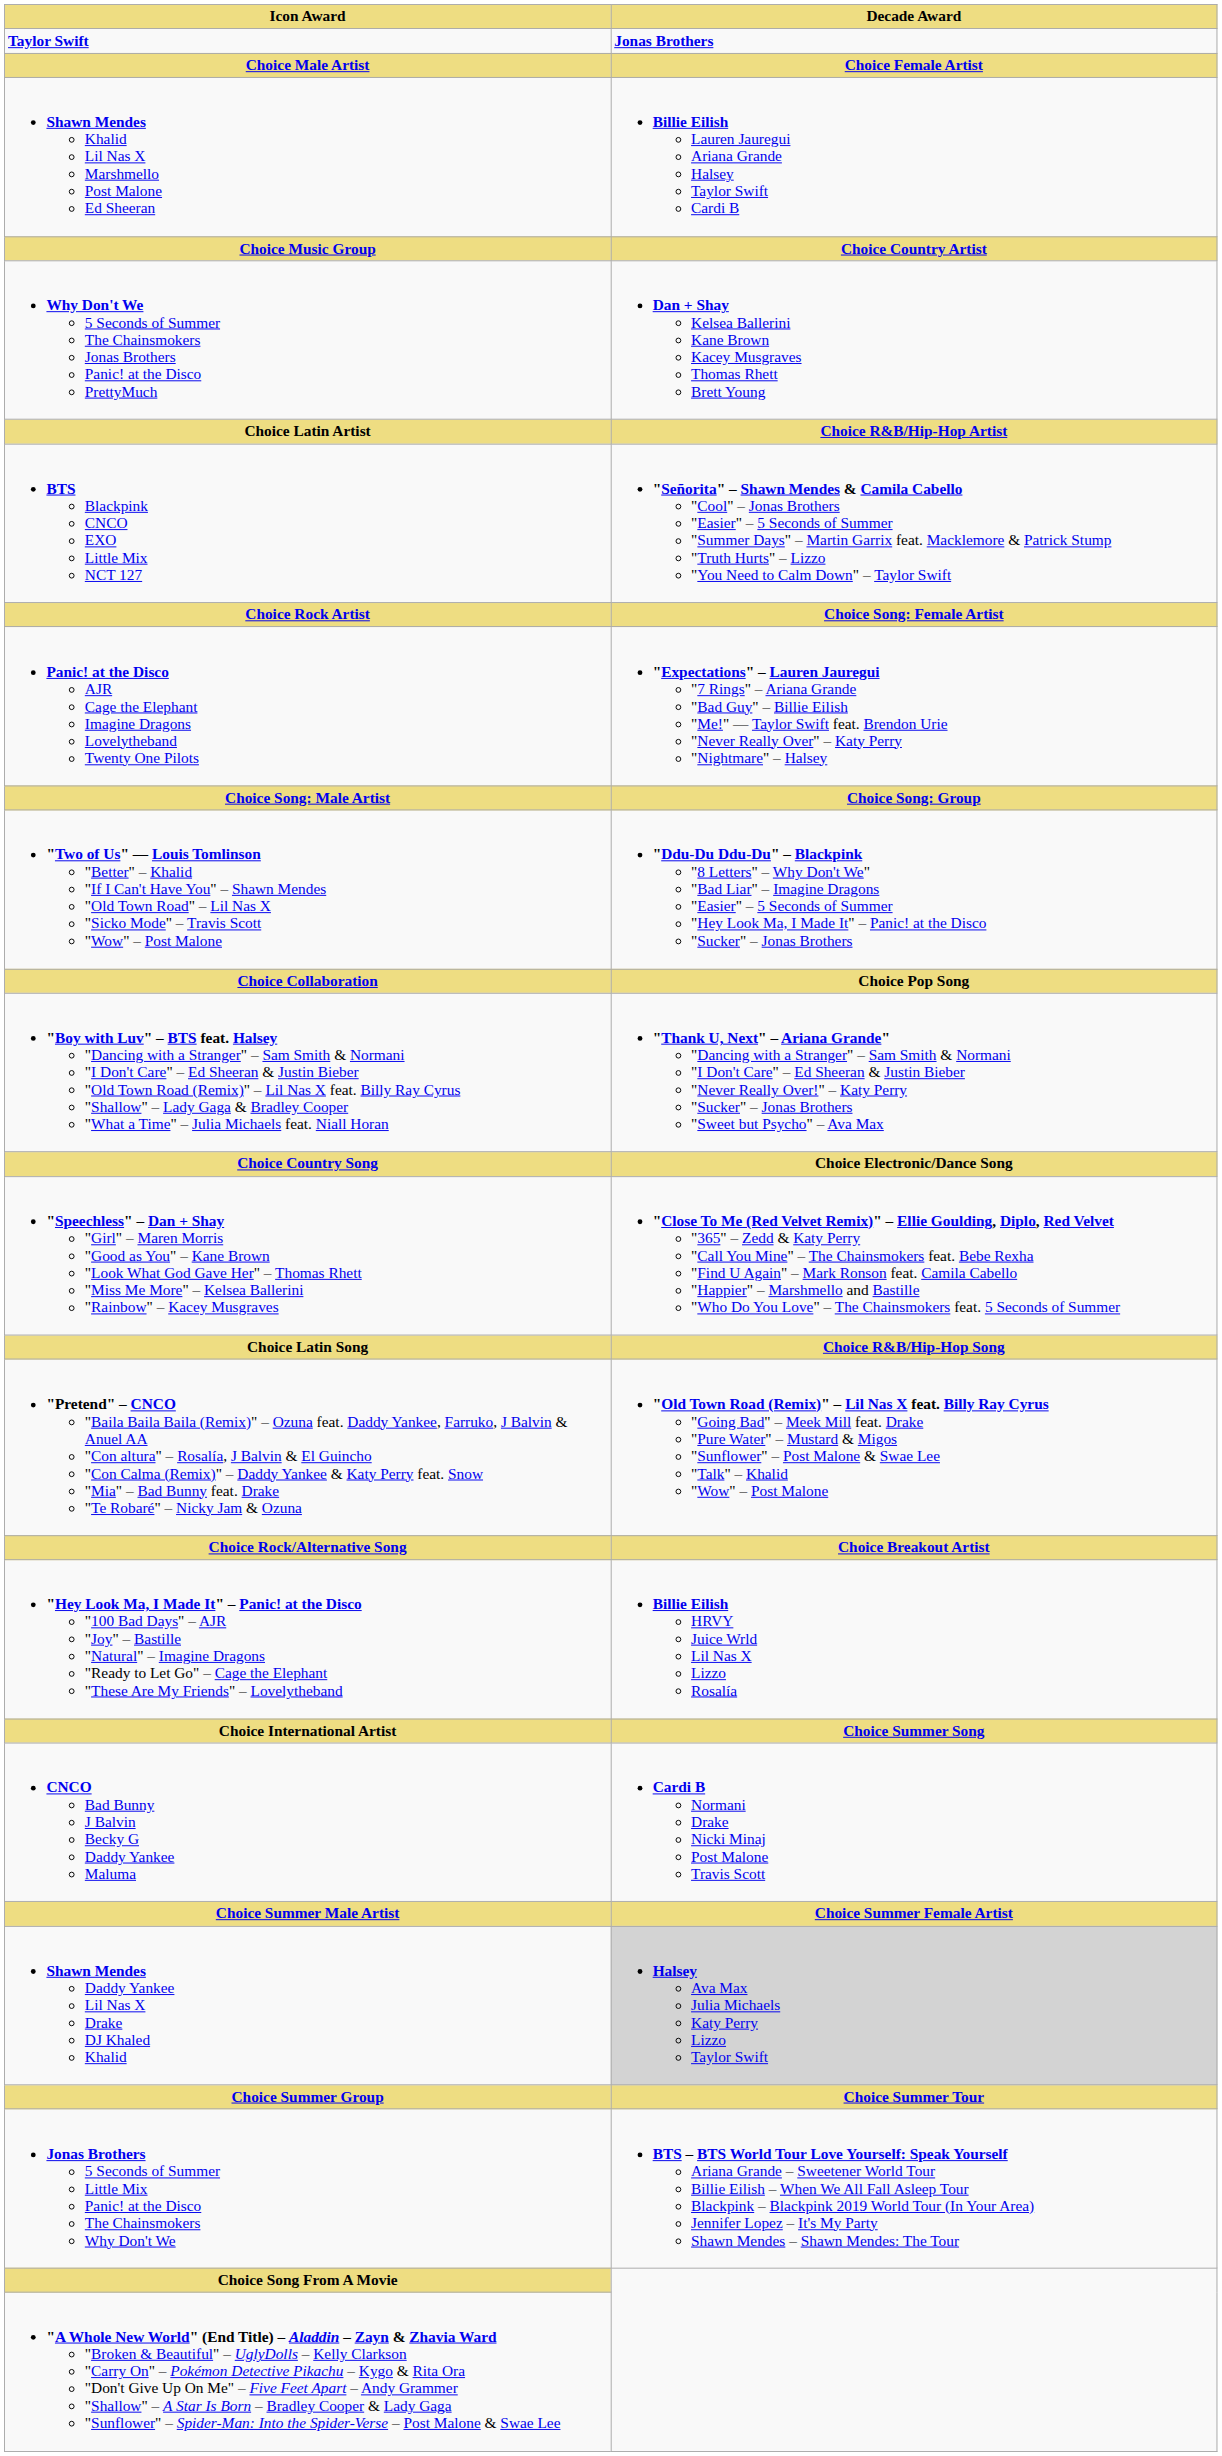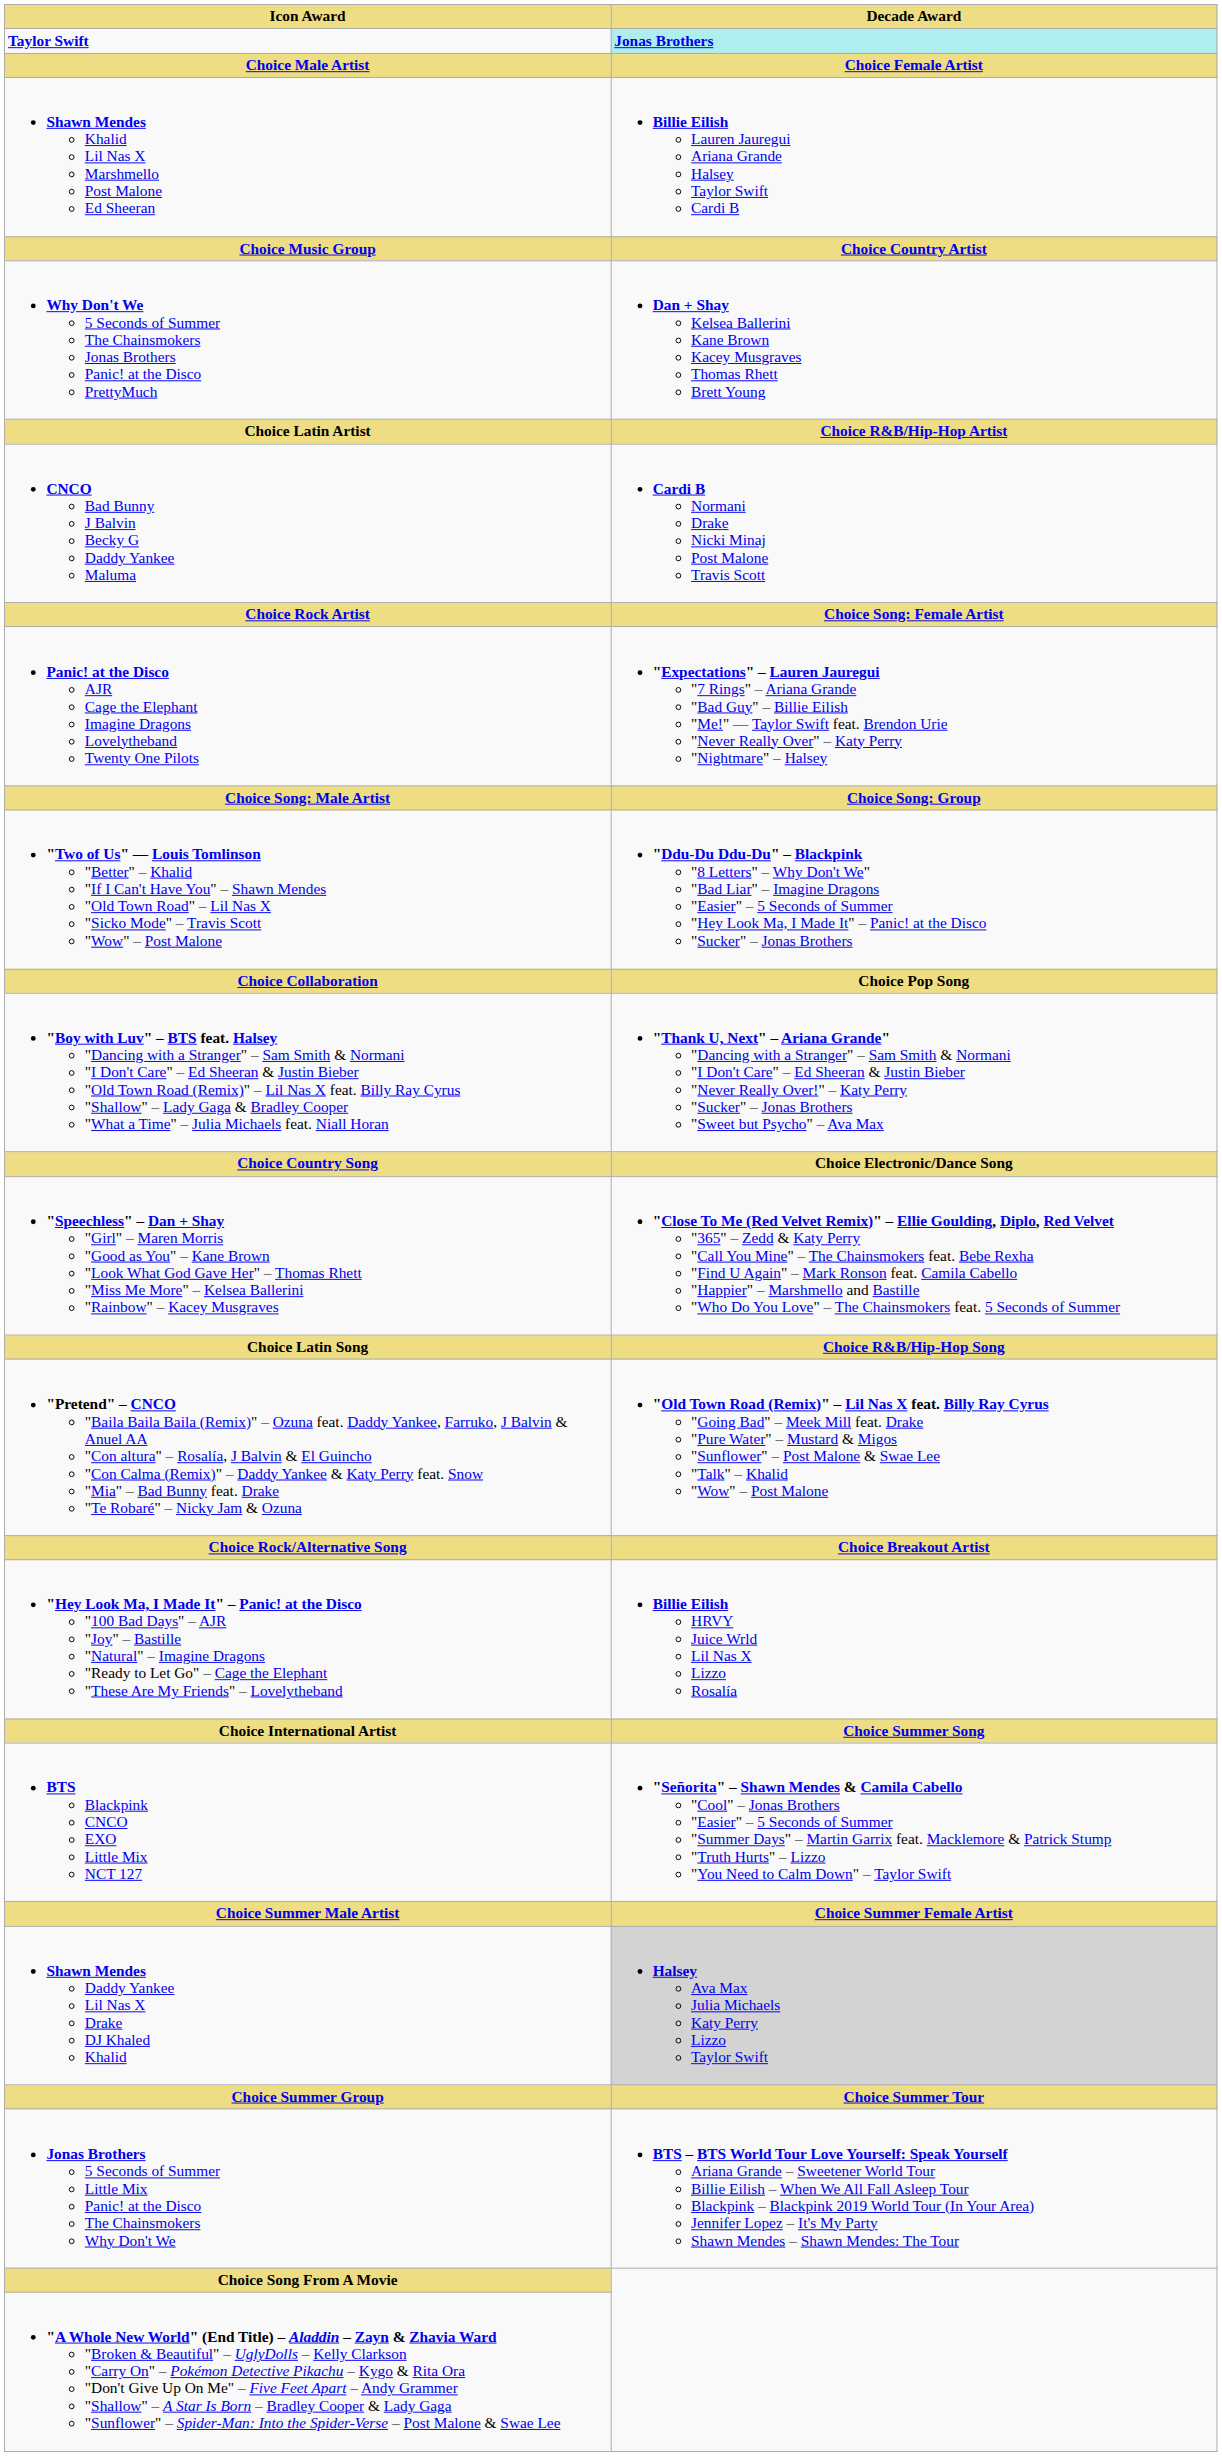(664, 41) no background -> (664, 41) paleturquoise background
rows swapped: (308, 1831) <-> (308, 532)
